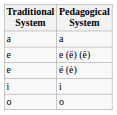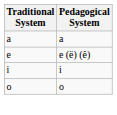- row: (68, 70)
